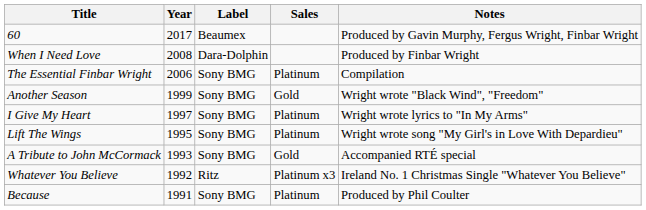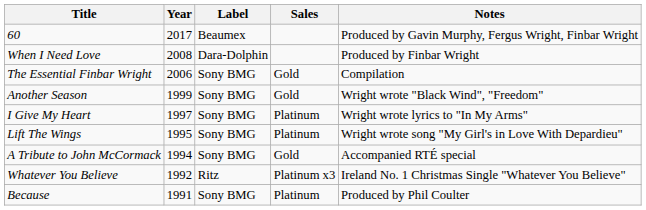(297, 74) Platinum -> (286, 74) Gold
(179, 154) 1993 -> (179, 154) 1994
